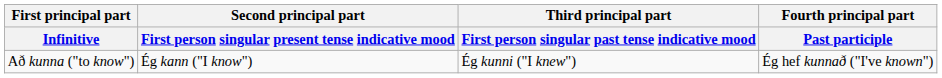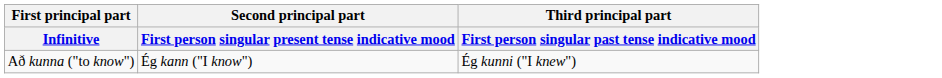- column: (848, 38)
